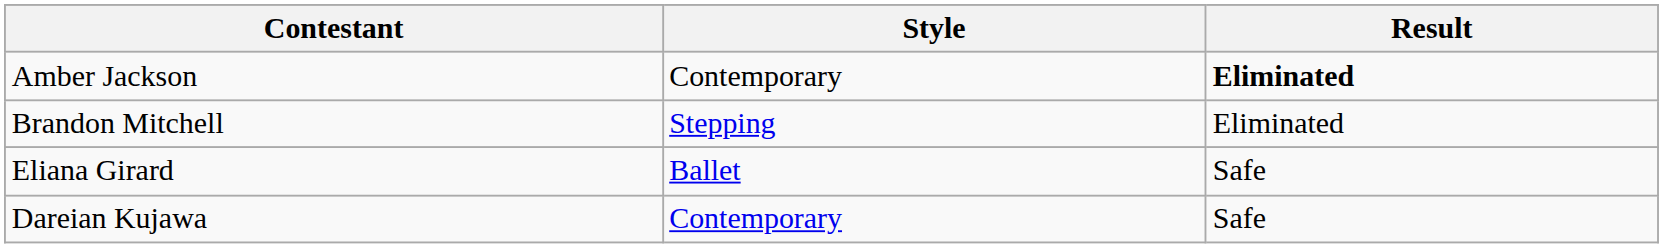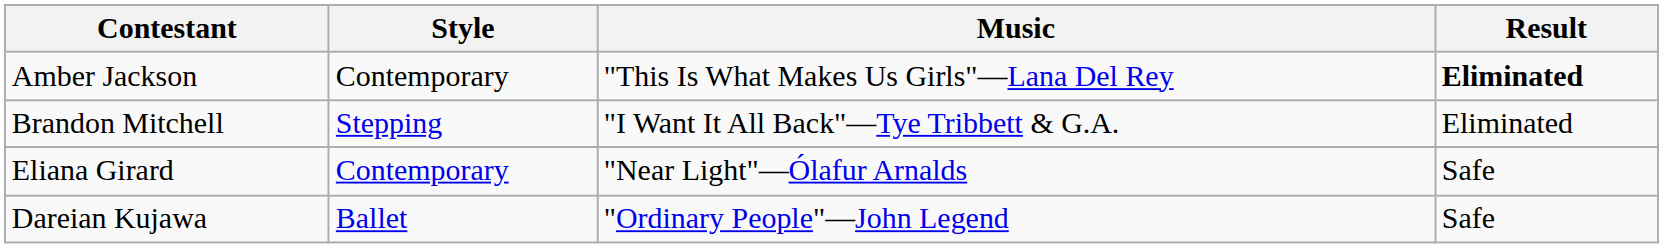+ column: (1016, 28)
(705, 170) Ballet -> (422, 170) Contemporary
(756, 218) Contemporary -> (372, 218) Ballet
